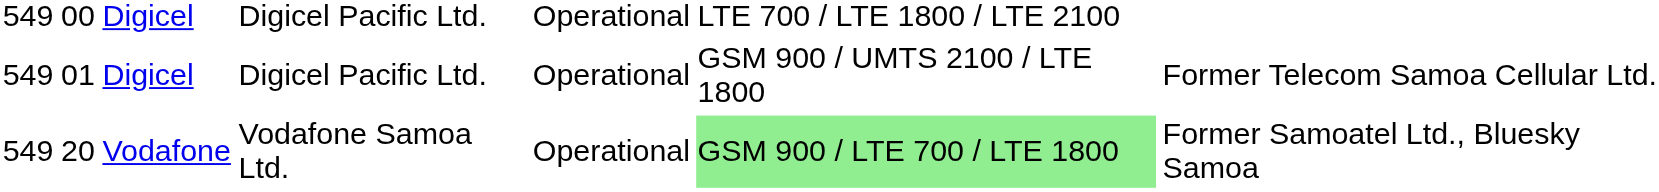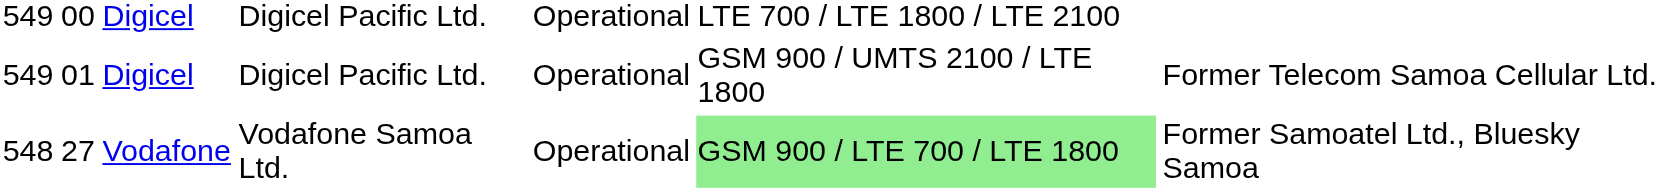(28, 151) 549 -> (28, 151) 548
(78, 151) 20 -> (78, 151) 27
